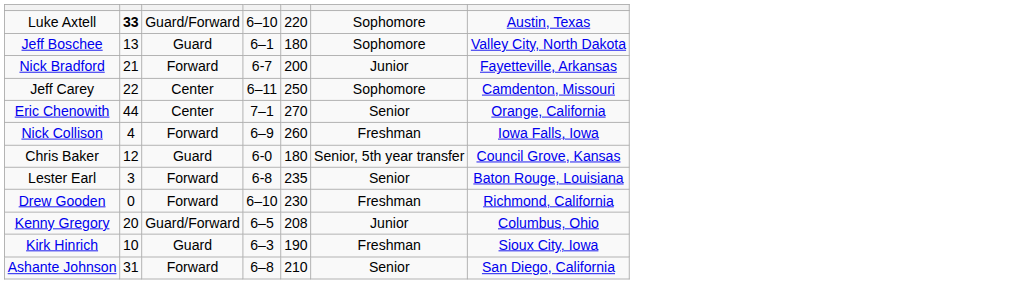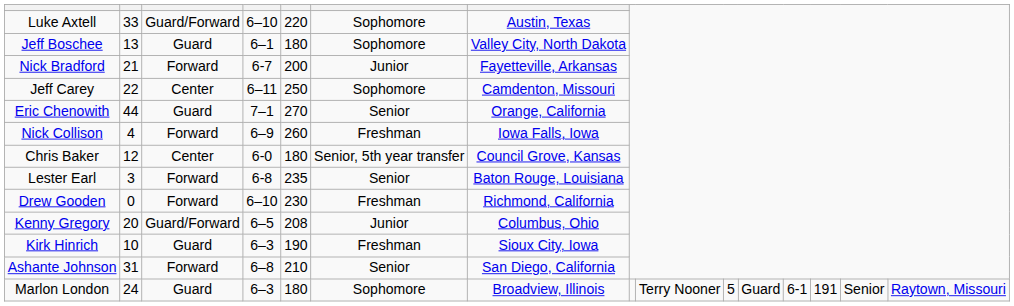(131, 22) bold -> (131, 22) normal
(192, 111) Center -> (192, 111) Guard
(192, 156) Guard -> (192, 156) Center
+ row: (62, 290)
